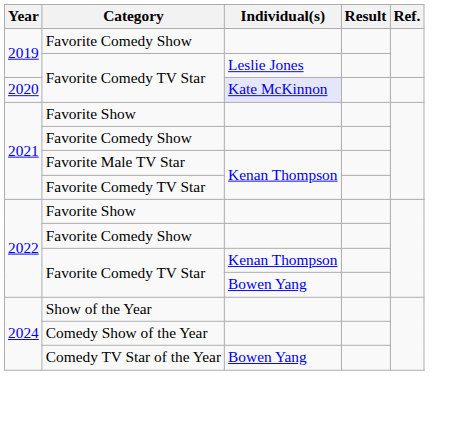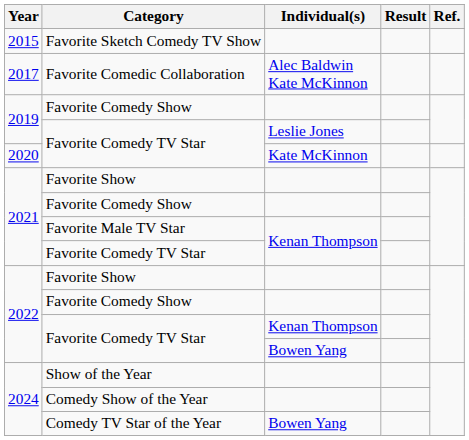+ row: (23, 41)
+ row: (23, 74)
(278, 89) lavender background -> (318, 155) no background
